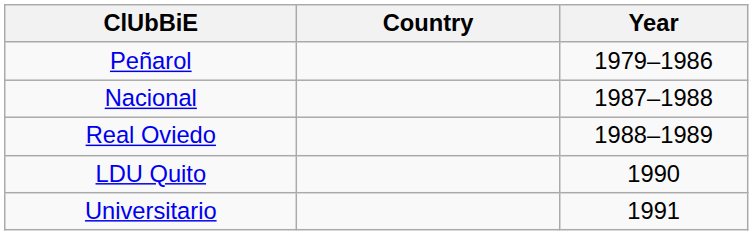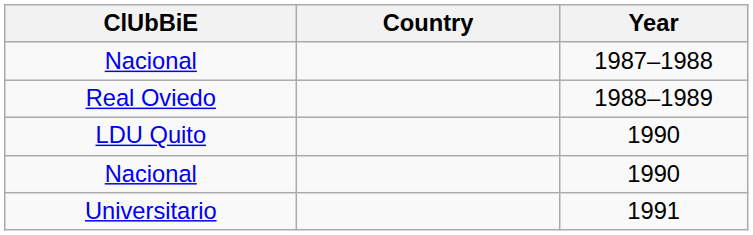- row: (151, 60)
+ row: (151, 173)
